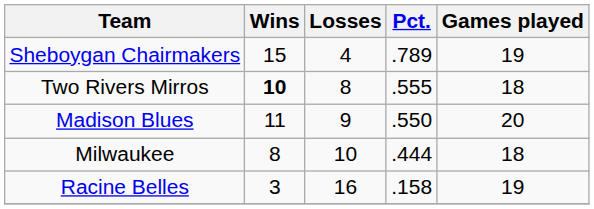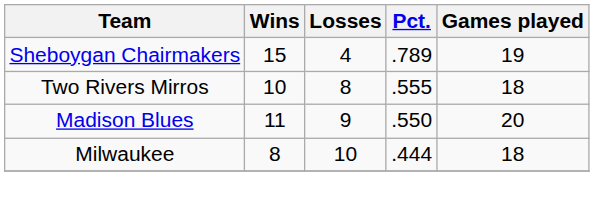(275, 87) bold -> (275, 87) normal
- row: (125, 187)
